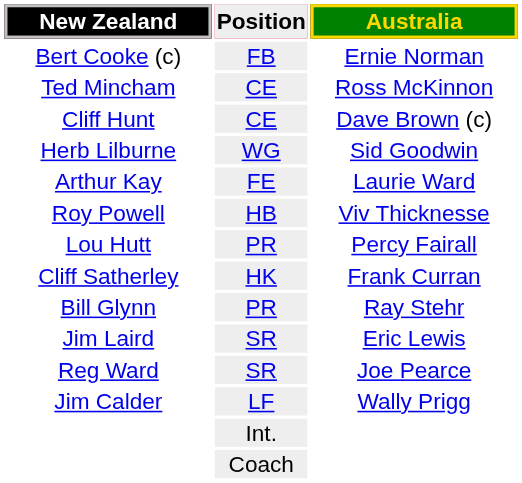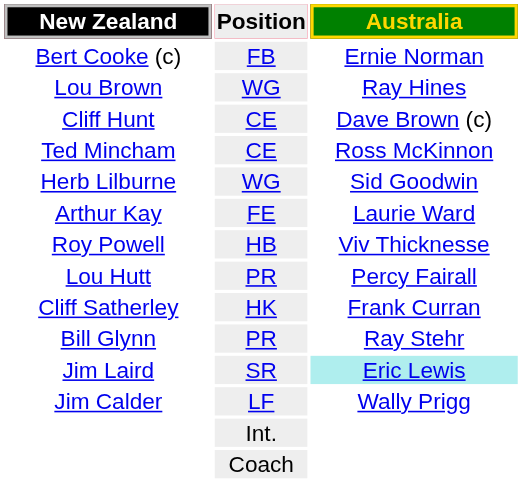+ row: (108, 87)
rows swapped: (108, 119) <-> (108, 87)
(414, 339) no background -> (414, 370) paleturquoise background
- row: (108, 370)
